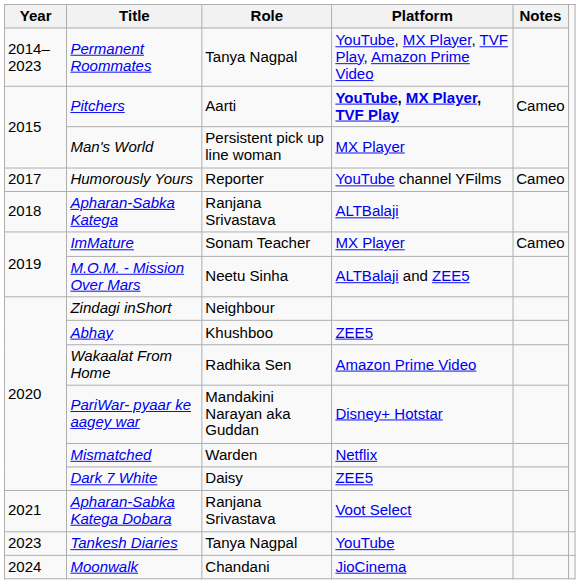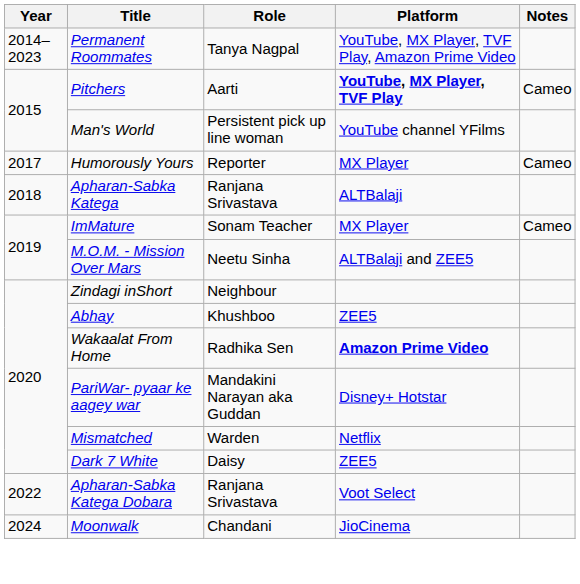(370, 147) MX Player -> (422, 130) YouTube channel YFilms
(418, 179) YouTube channel YFilms -> (374, 162) MX Player
(406, 364) normal -> (414, 348) bold
(25, 511) 2021 -> (25, 494) 2022
- row: (124, 543)
